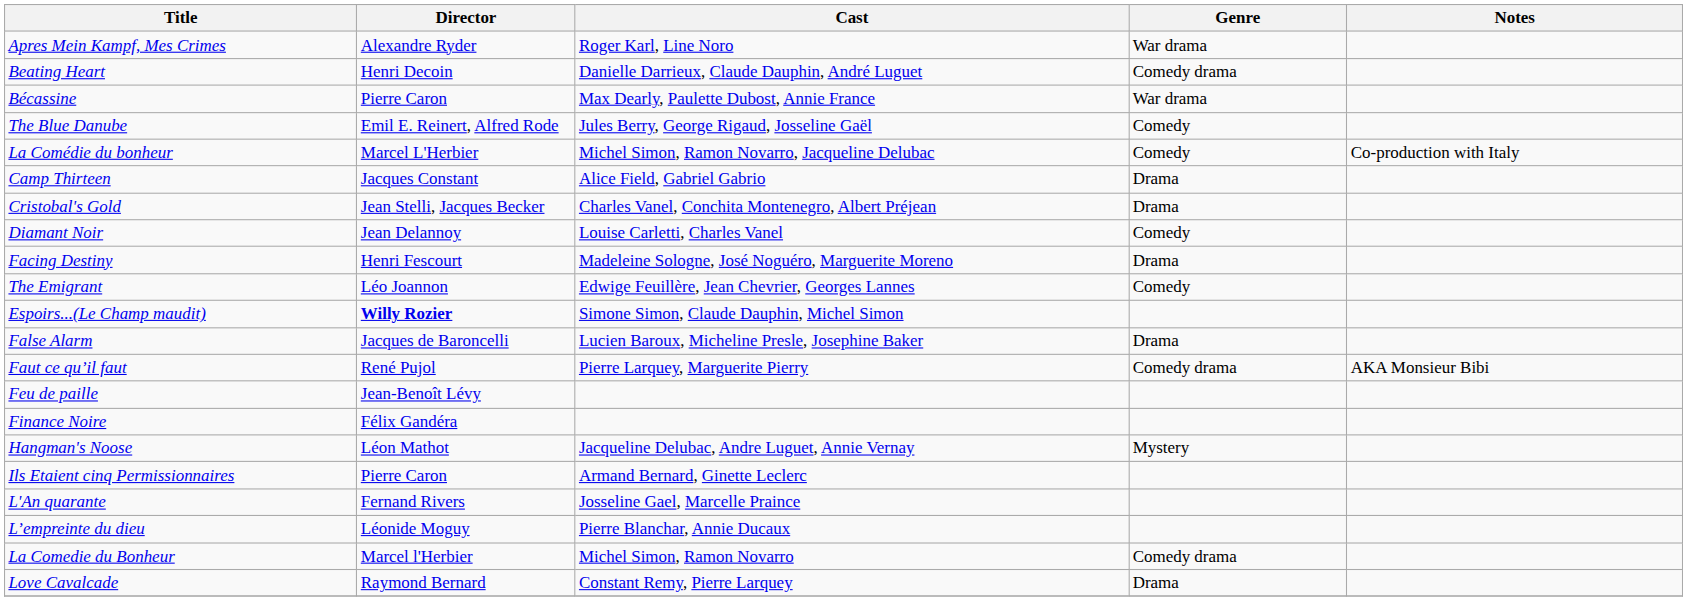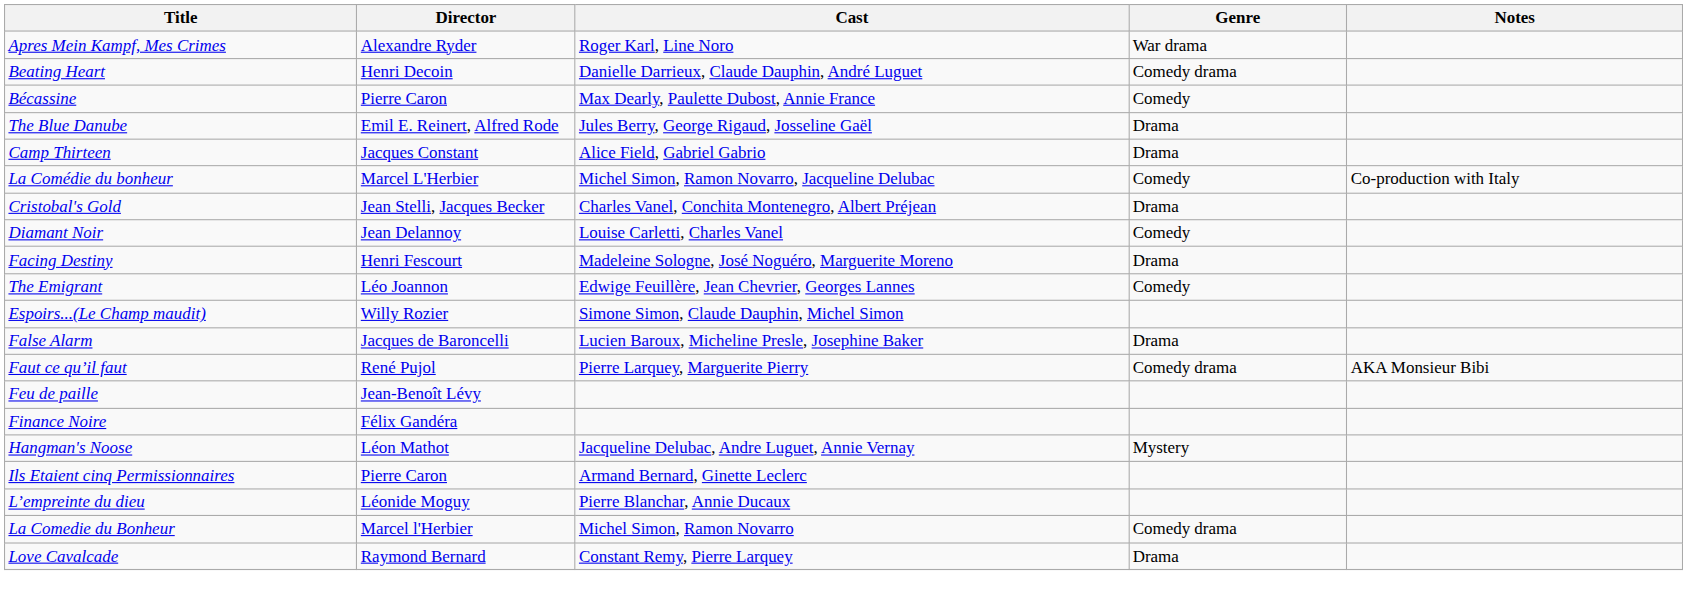(1170, 98) War drama -> (1161, 98) Comedy
(1161, 125) Comedy -> (1156, 125) Drama
rows swapped: (60, 179) <-> (91, 152)
(407, 313) bold -> (405, 313) normal
- row: (57, 502)
